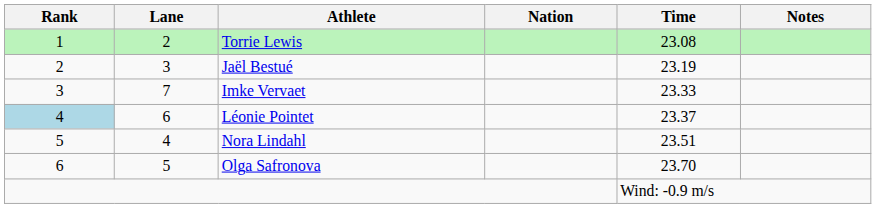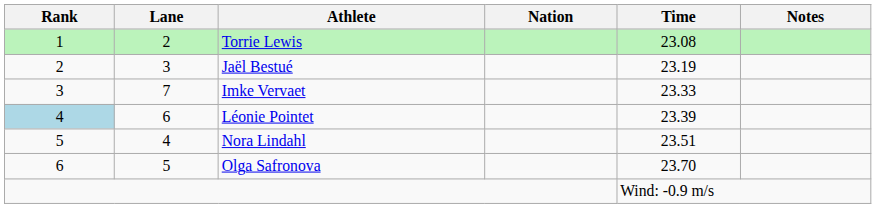(678, 116) 23.37 -> (678, 116) 23.39
